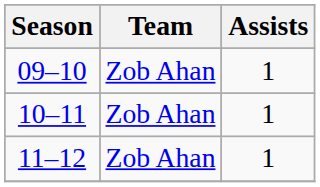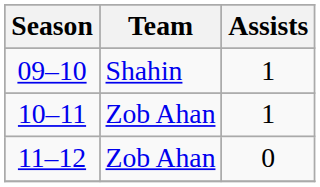(160, 70) Zob Ahan -> (144, 70) Shahin
(268, 158) 1 -> (268, 158) 0
